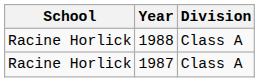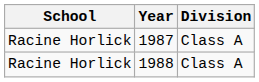rows swapped: (156, 64) <-> (156, 40)
